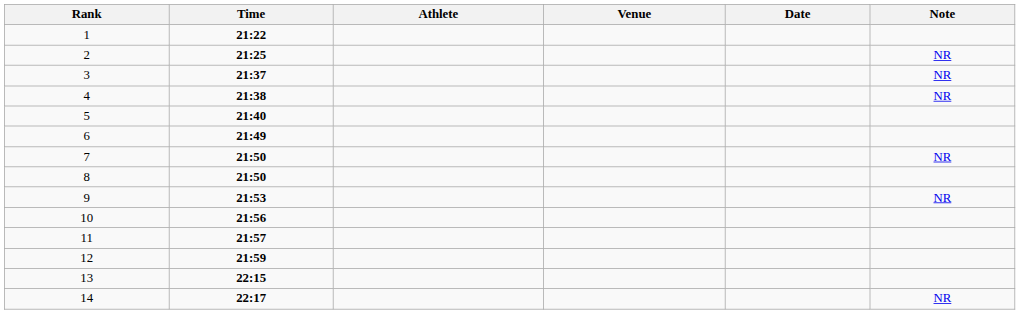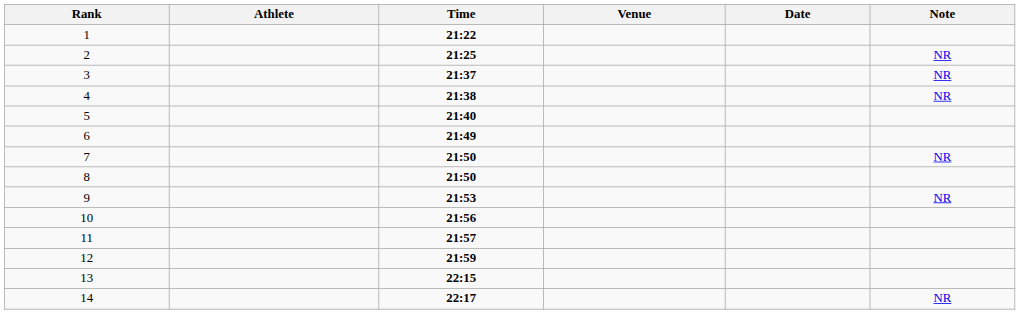columns swapped: (251, 14) <-> (438, 14)
